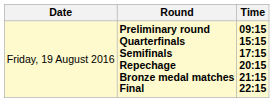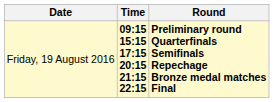columns swapped: (253, 12) <-> (177, 12)
